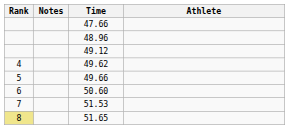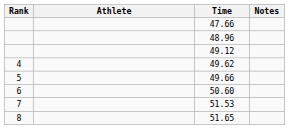columns swapped: (204, 11) <-> (51, 11)
(19, 118) khaki background -> (19, 118) no background
